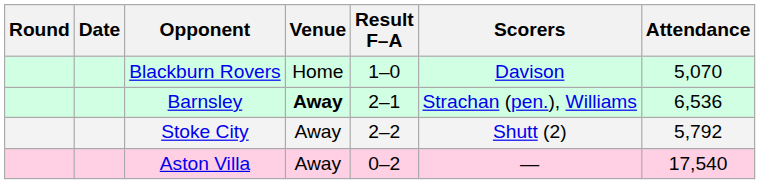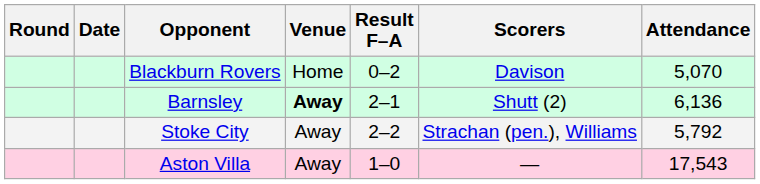(384, 71) 1–0 -> (384, 71) 0–2
(530, 102) Strachan (pen.), Williams -> (530, 102) Shutt (2)
(698, 102) 6,536 -> (698, 102) 6,136
(530, 132) Shutt (2) -> (530, 132) Strachan (pen.), Williams
(384, 163) 0–2 -> (384, 163) 1–0
(698, 163) 17,540 -> (698, 163) 17,543
